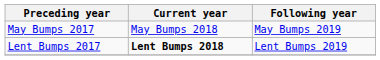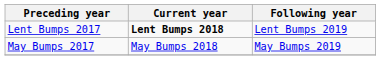rows swapped: (54, 46) <-> (51, 30)
